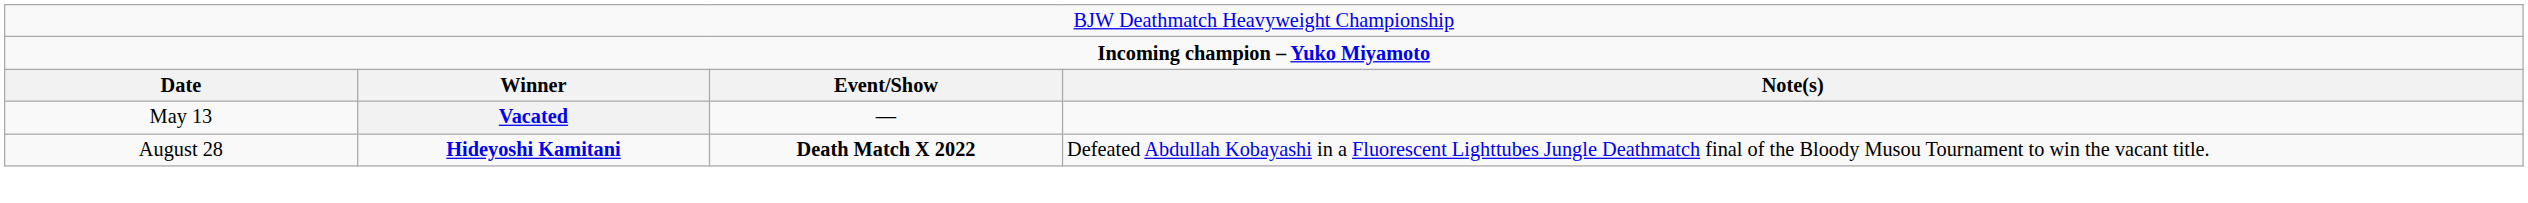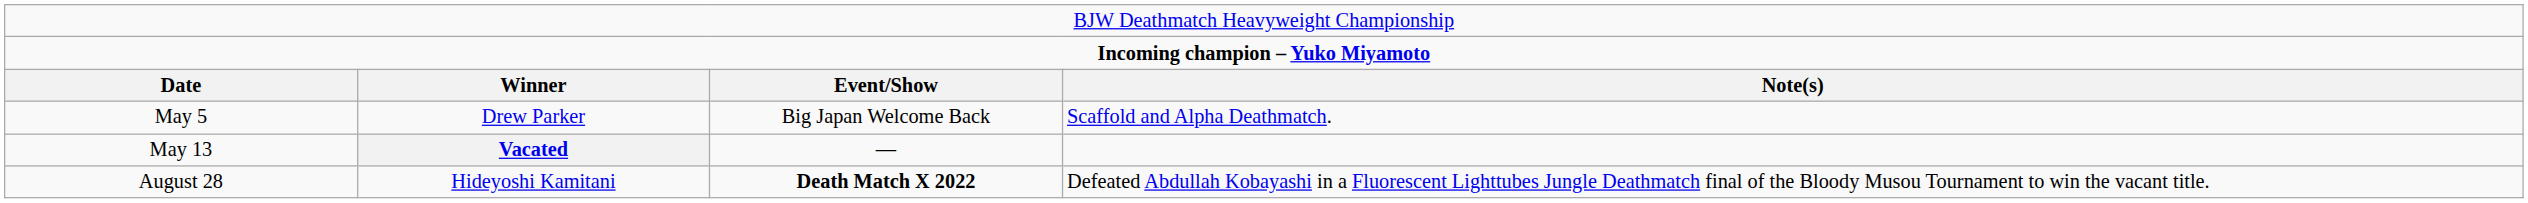+ row: (181, 117)
(533, 149) bold -> (533, 181) normal
